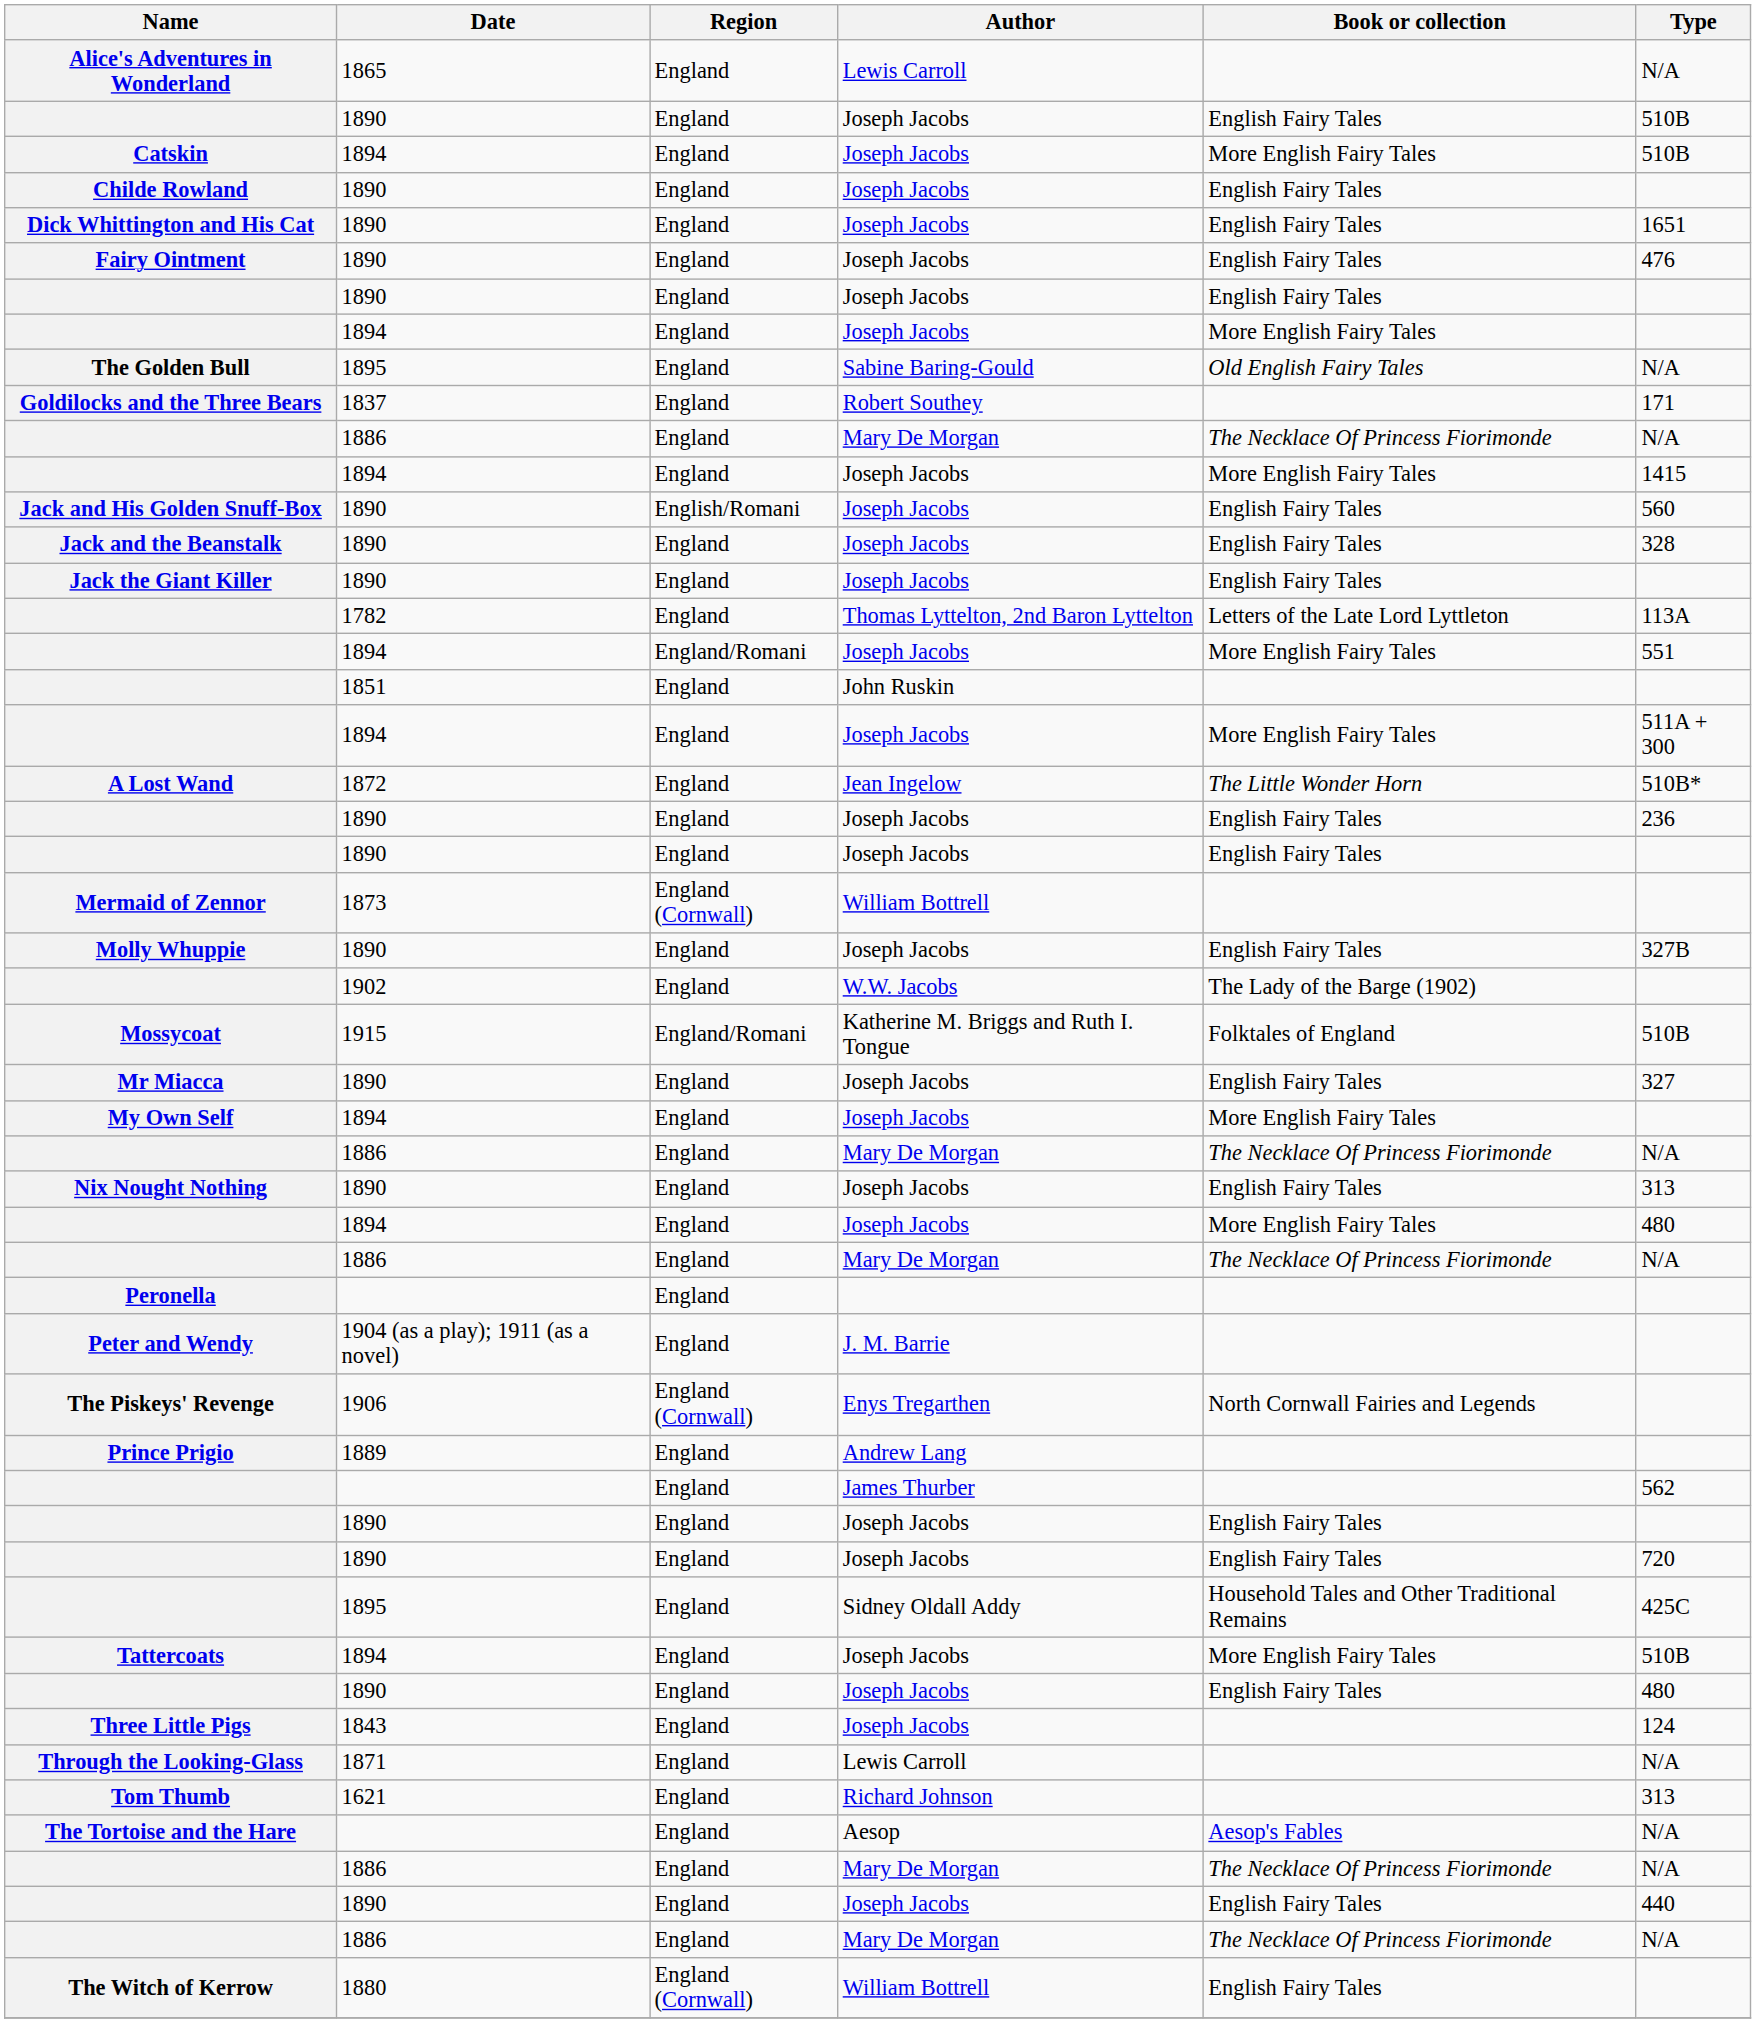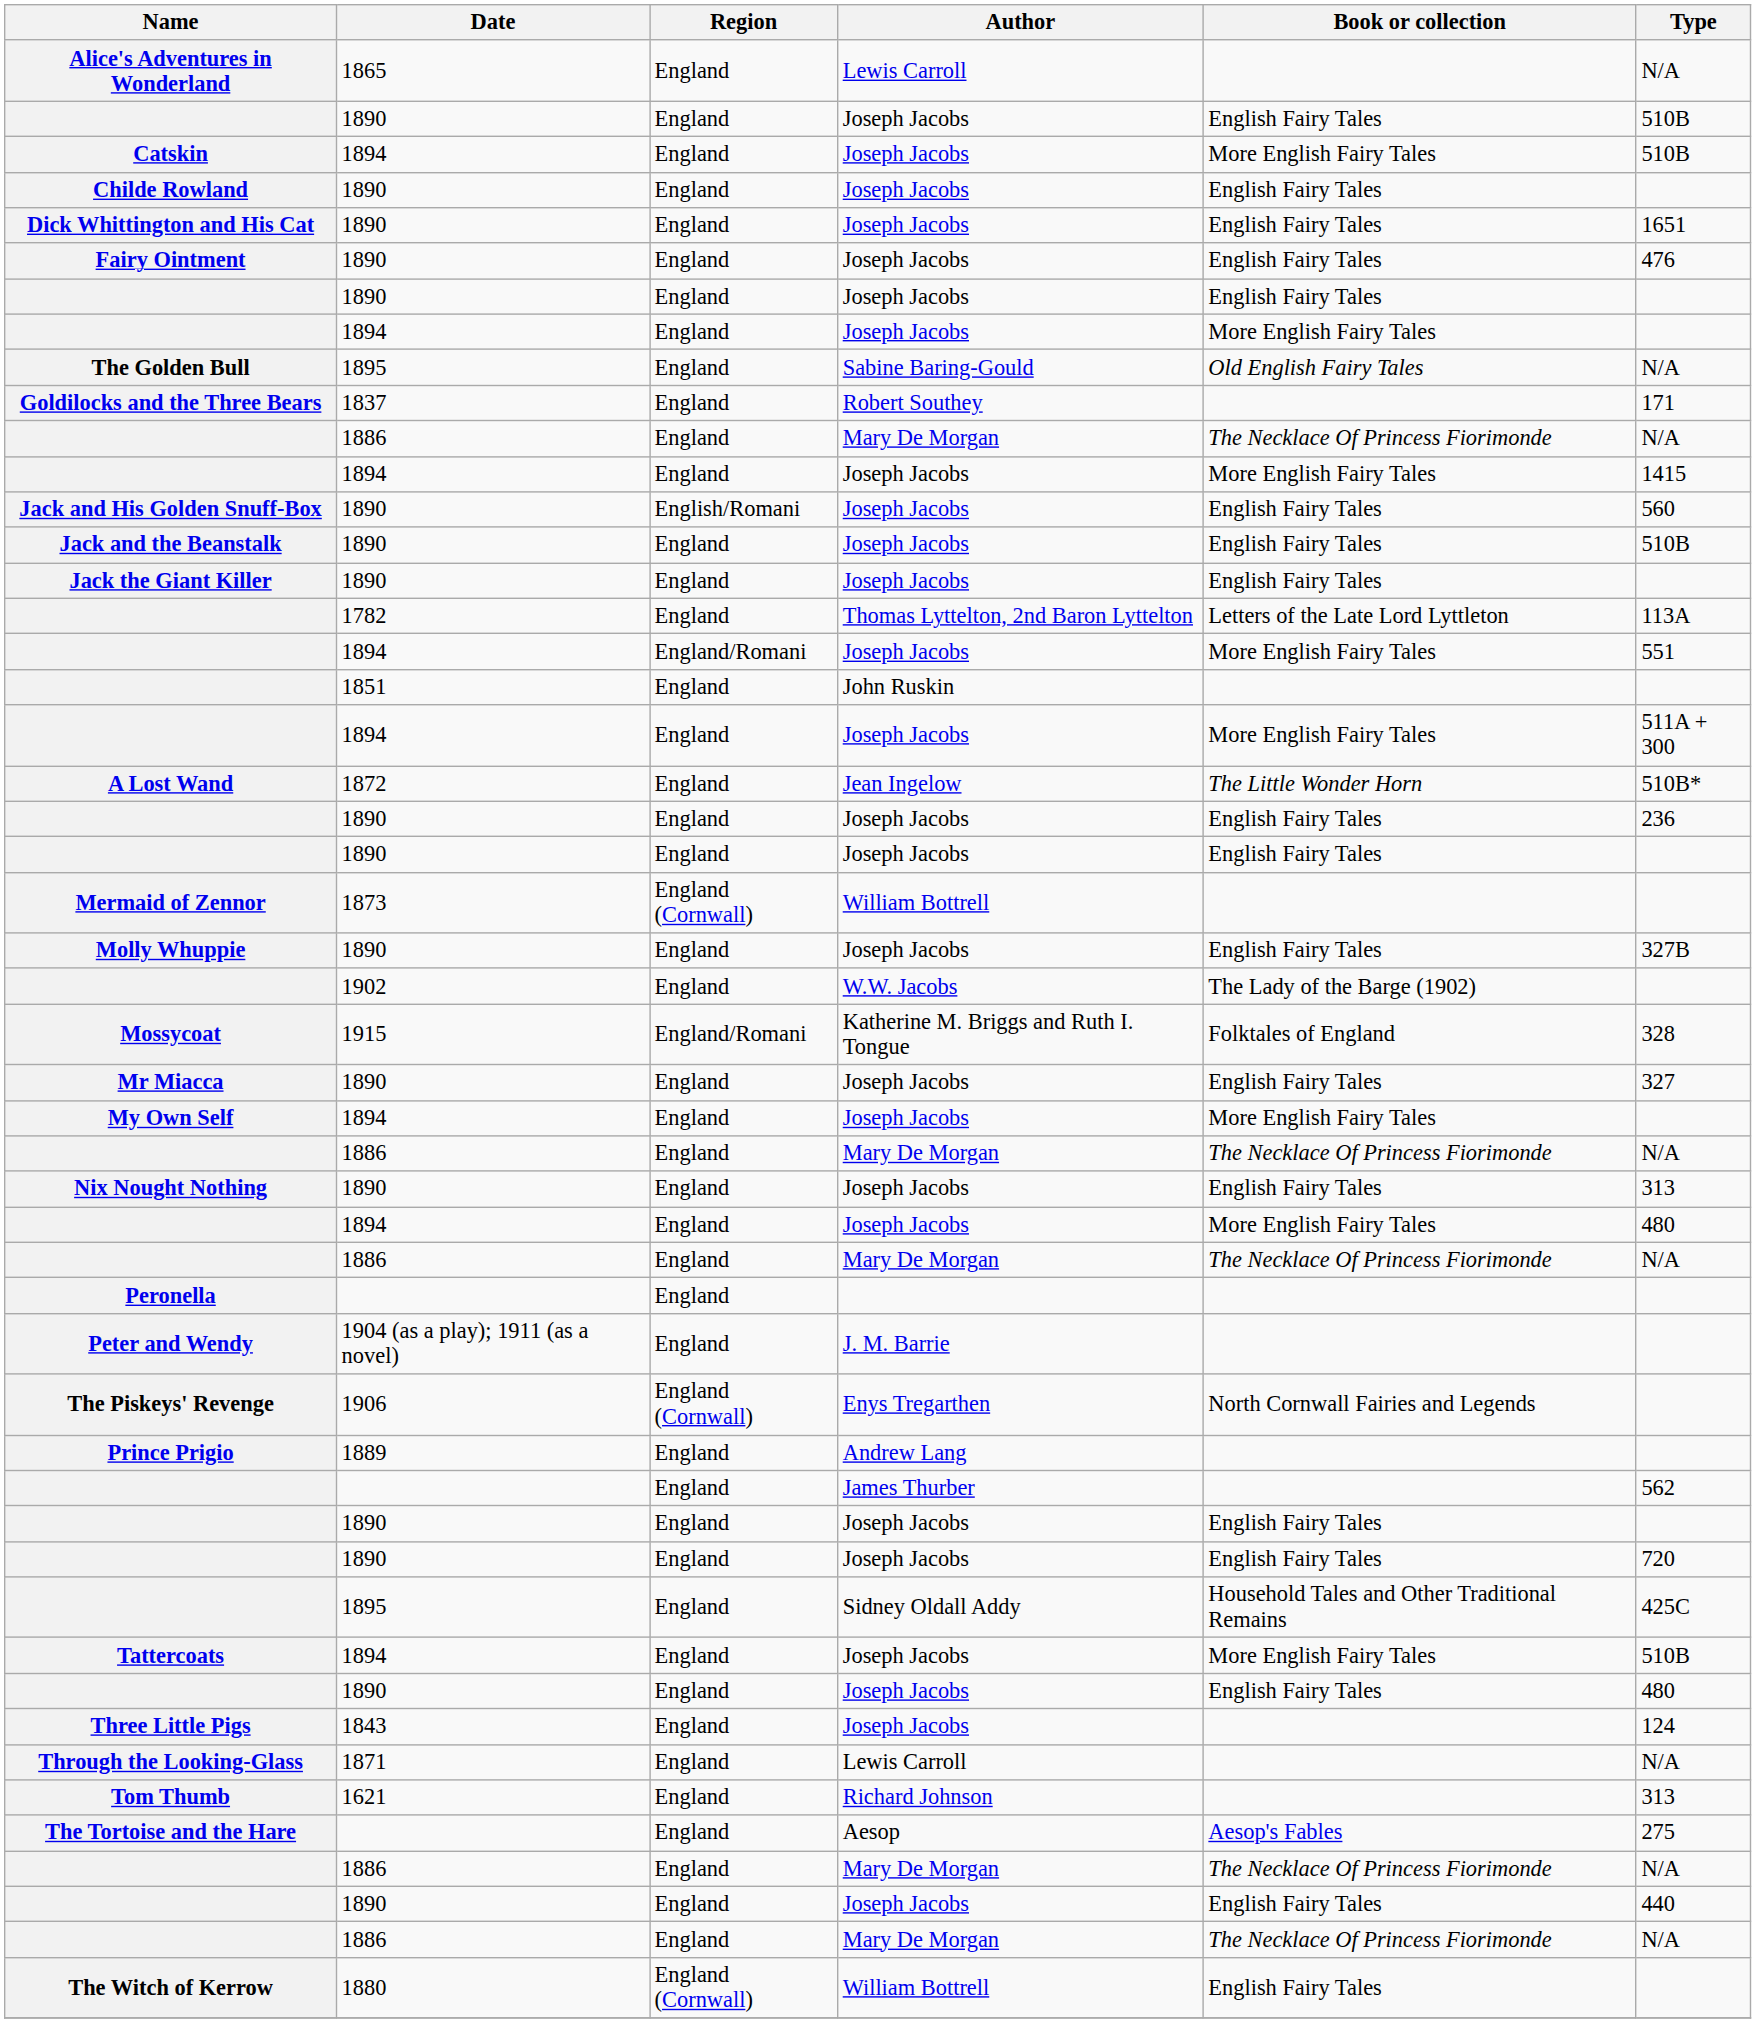(1658, 544) 328 -> (1666, 544) 510B
(1666, 1034) 510B -> (1658, 1034) 328
(1661, 1832) N/A -> (1658, 1832) 275
